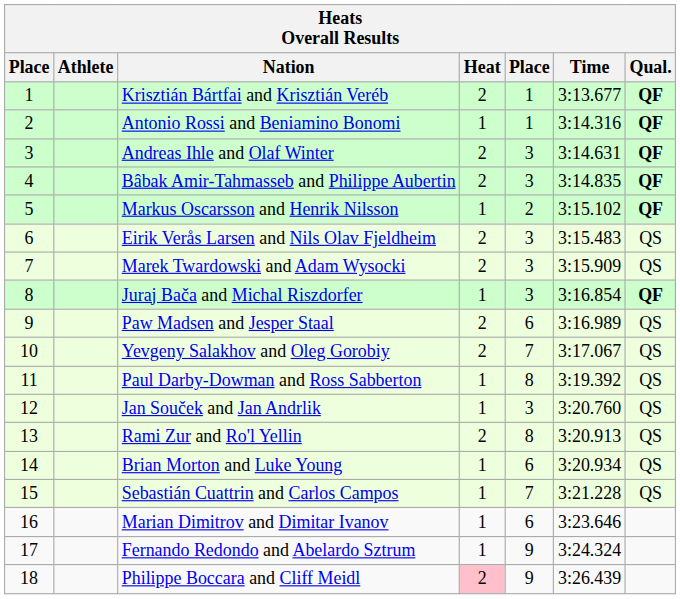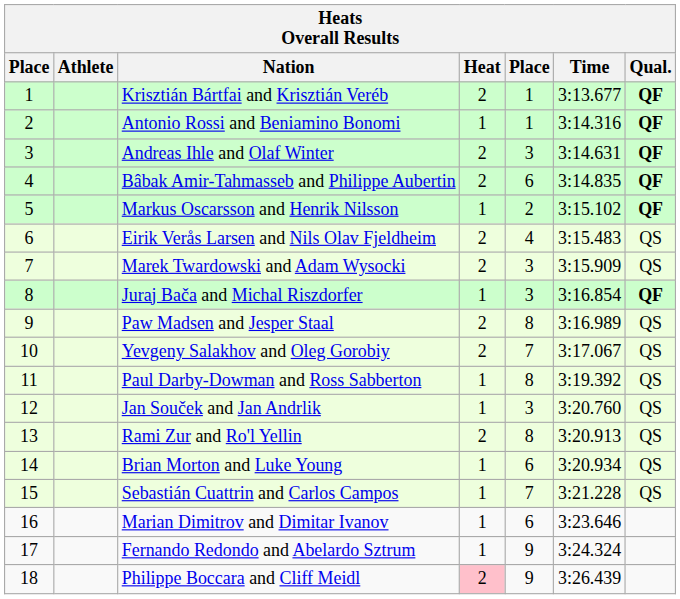(529, 180) 3 -> (529, 180) 6
(529, 237) 3 -> (529, 237) 4
(529, 323) 6 -> (529, 323) 8
